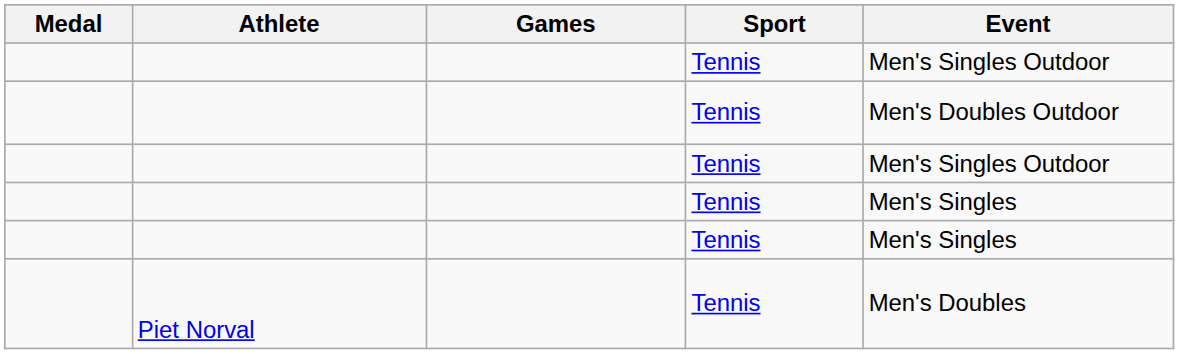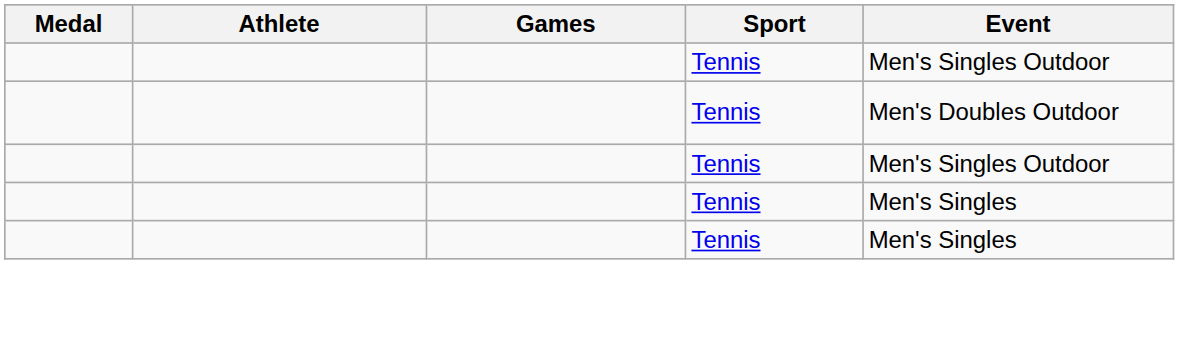- row: (69, 304)
